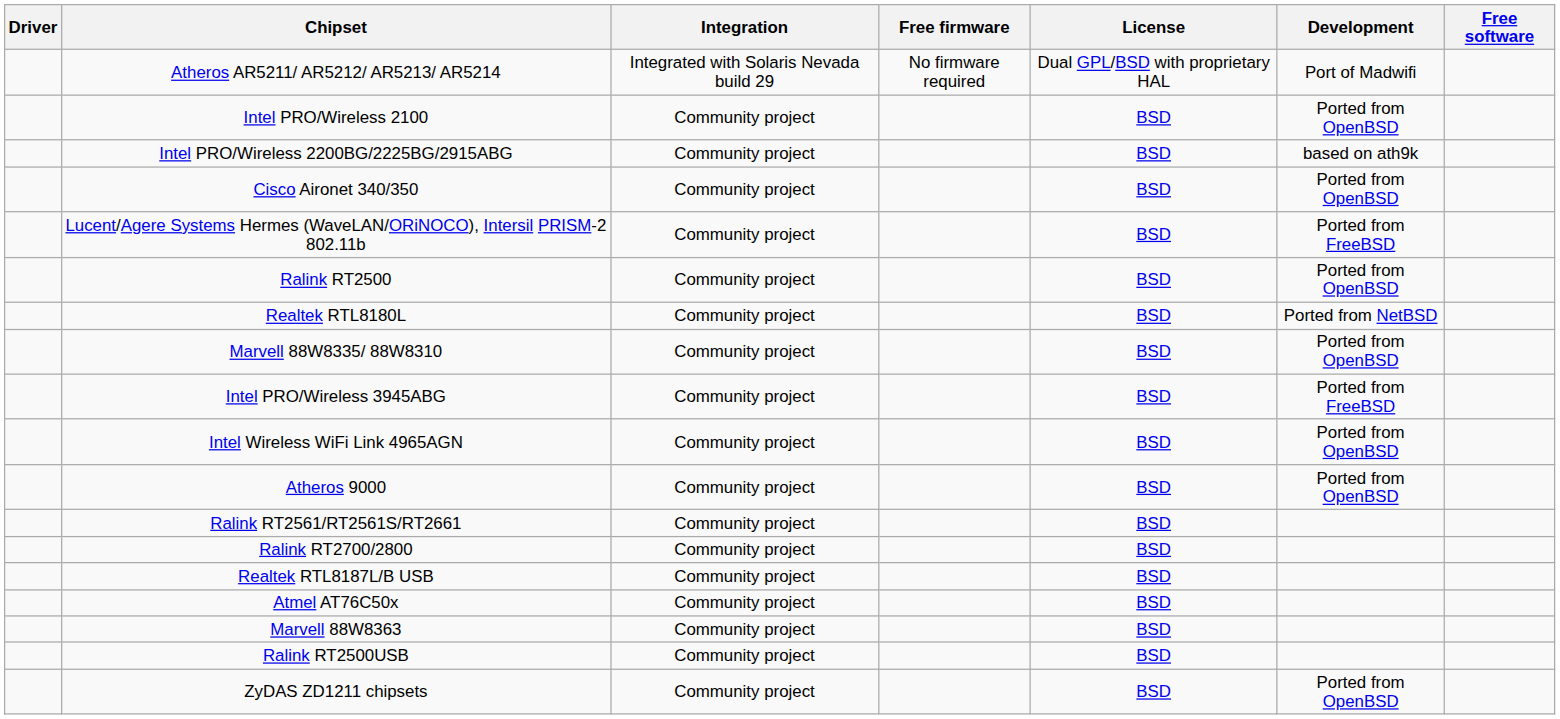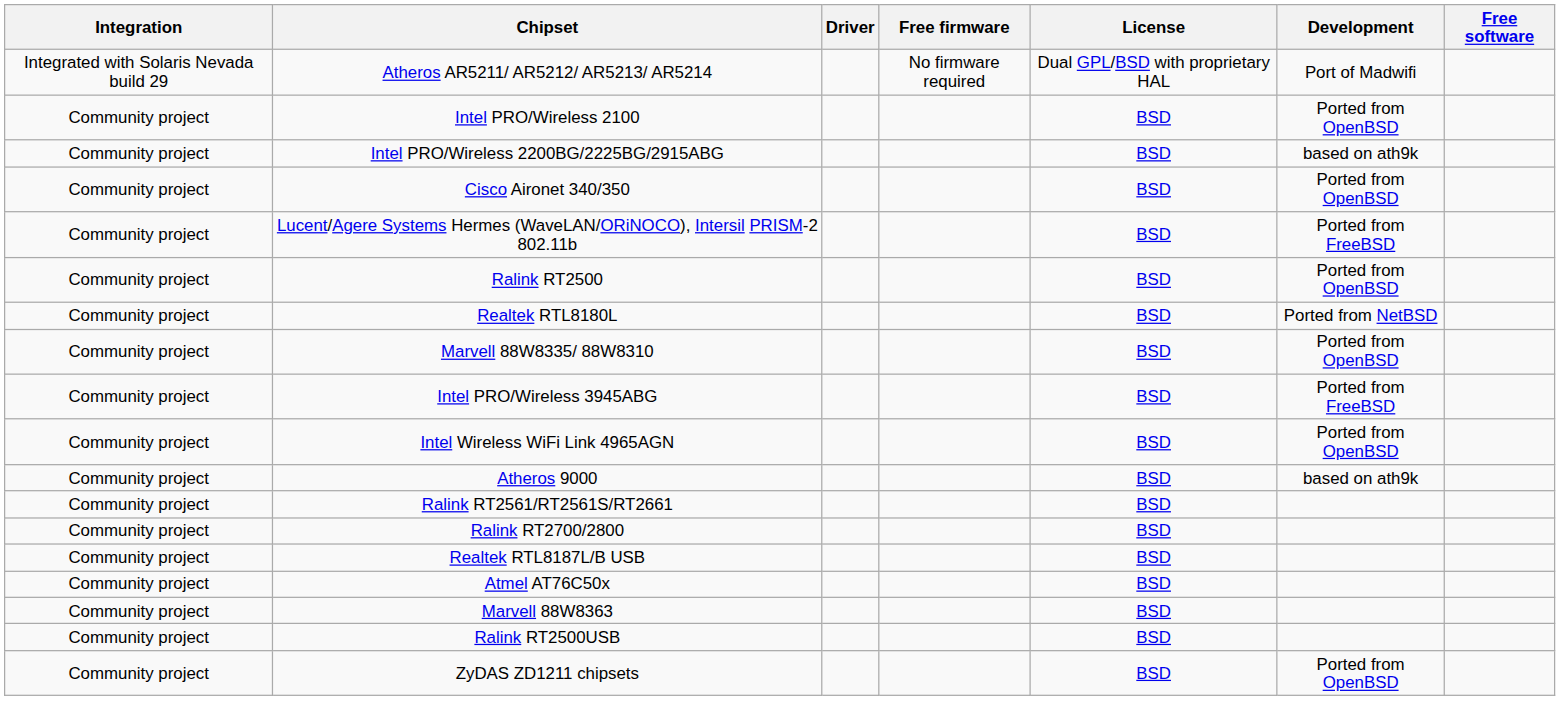columns swapped: (33, 27) <-> (745, 27)
(1361, 487) Ported from OpenBSD -> (1361, 477) based on ath9k
